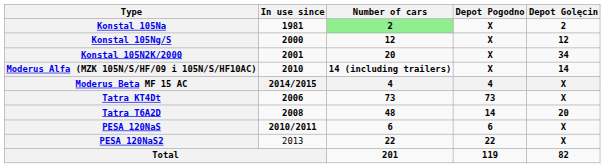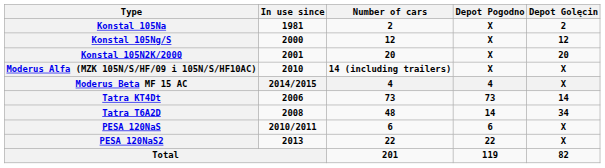(390, 26) lightgreen background -> (390, 26) no background
(563, 55) 34 -> (563, 55) 20
(563, 69) 14 -> (563, 69) X
(563, 98) X -> (563, 98) 14
(563, 112) 20 -> (563, 112) 34
(293, 141) normal -> (293, 141) bold
